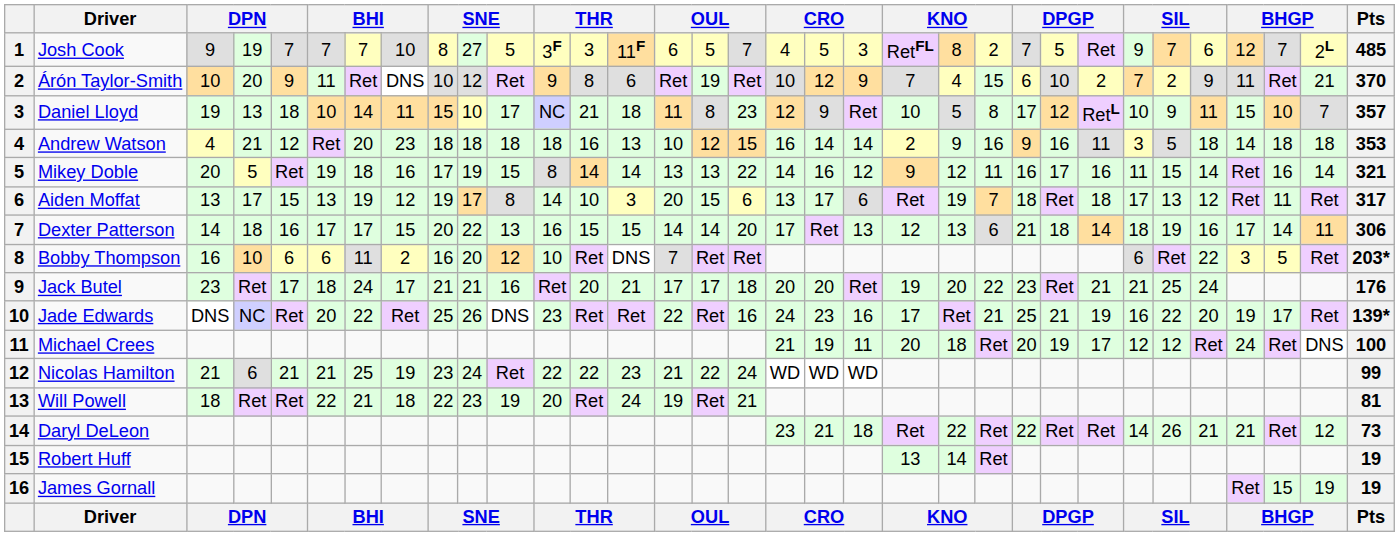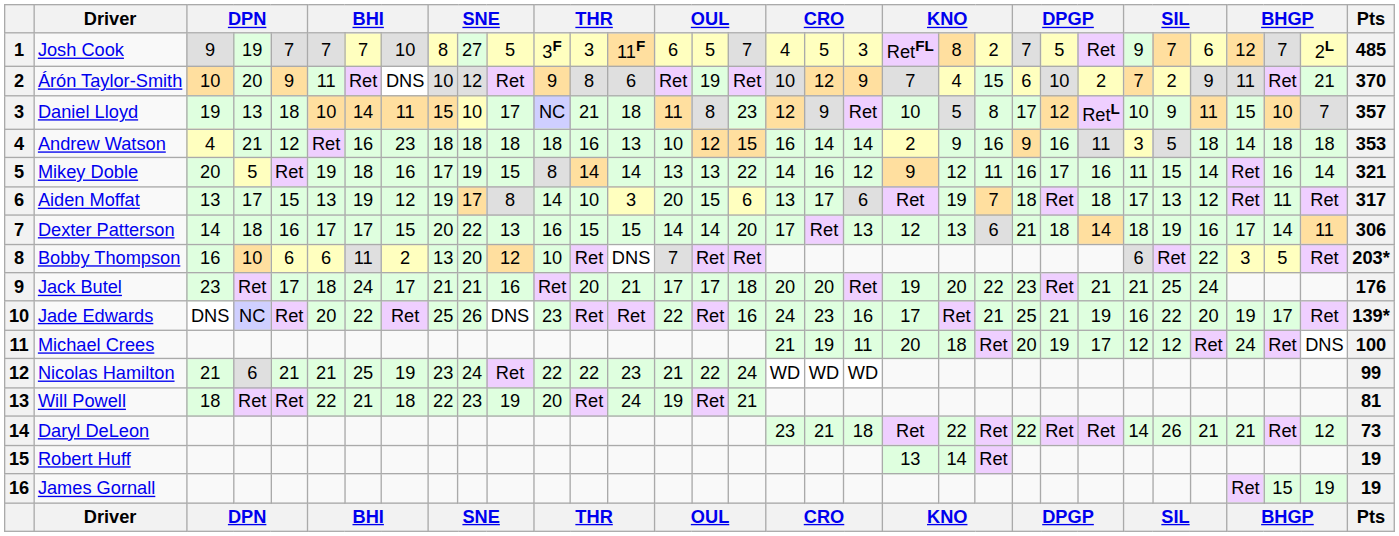(363, 143) 20 -> (363, 143) 16
(443, 258) 16 -> (443, 258) 13
